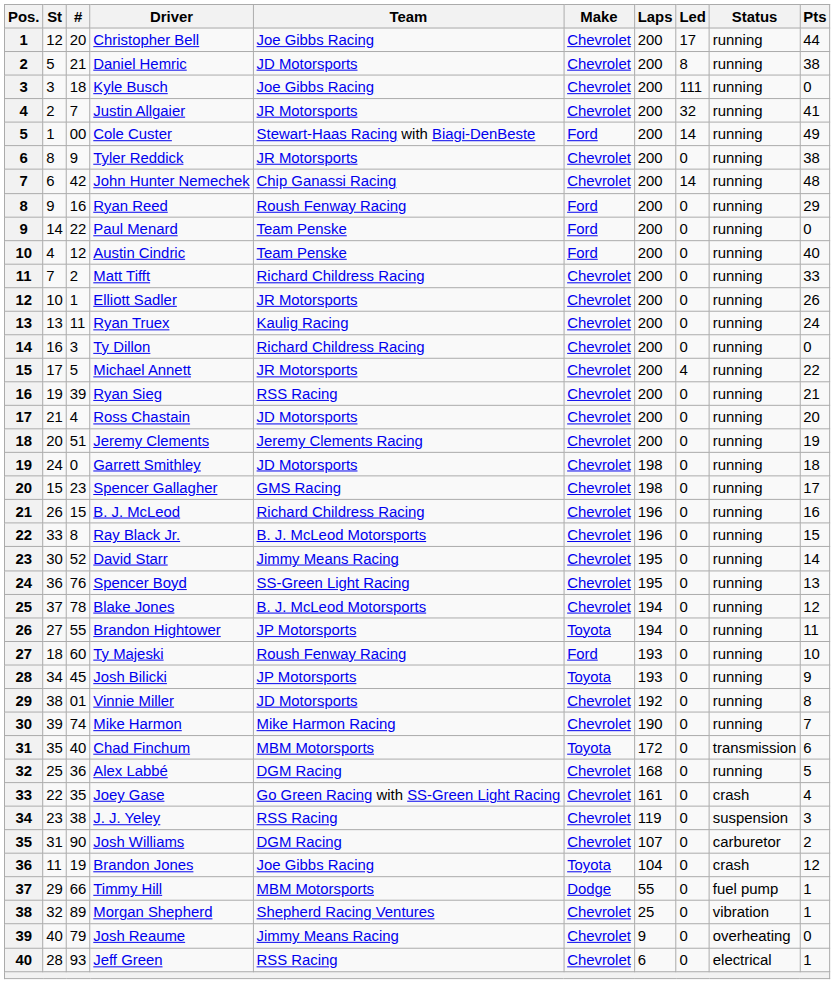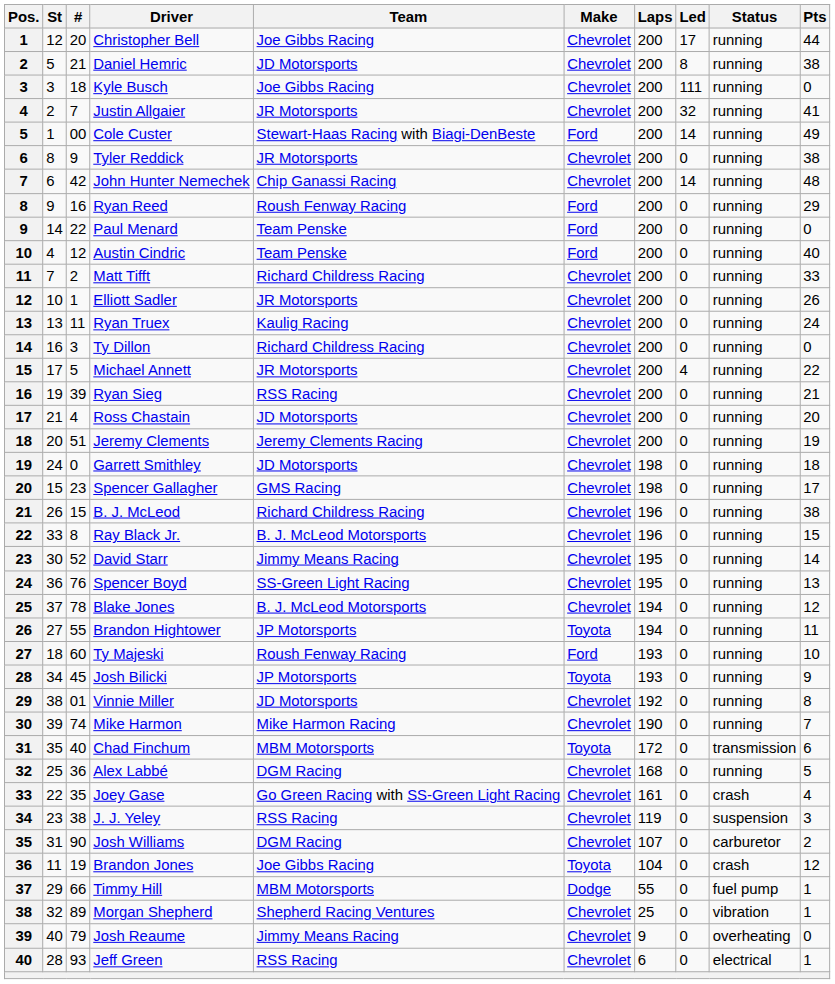(812, 512) 16 -> (812, 512) 38
